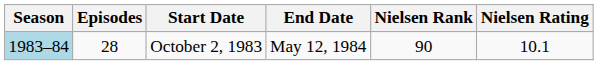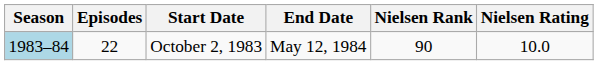(110, 45) 28 -> (110, 45) 22
(535, 45) 10.1 -> (535, 45) 10.0
